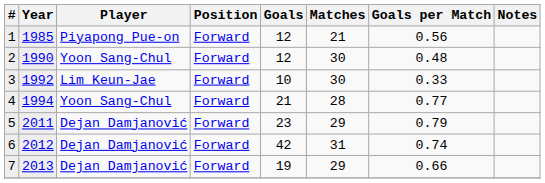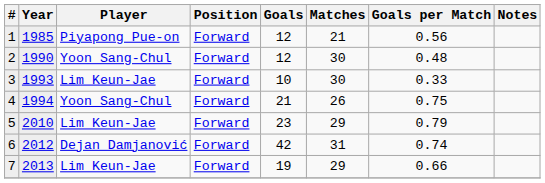(38, 80) 1992 -> (38, 80) 1993
(338, 102) 28 -> (338, 102) 26
(432, 102) 0.77 -> (432, 102) 0.75
(38, 123) 2011 -> (38, 123) 2010
(124, 123) Dejan Damjanović -> (108, 123) Lim Keun-Jae
(124, 167) Dejan Damjanović -> (108, 167) Lim Keun-Jae
